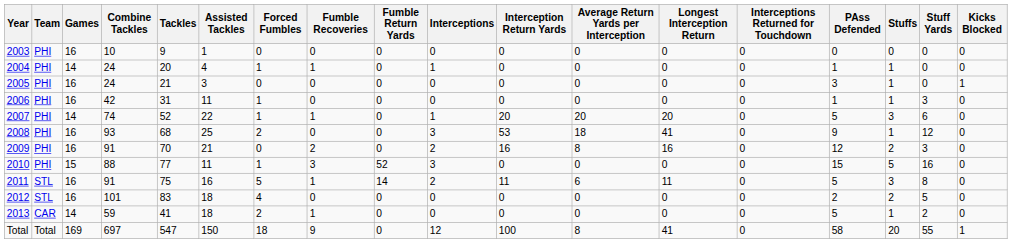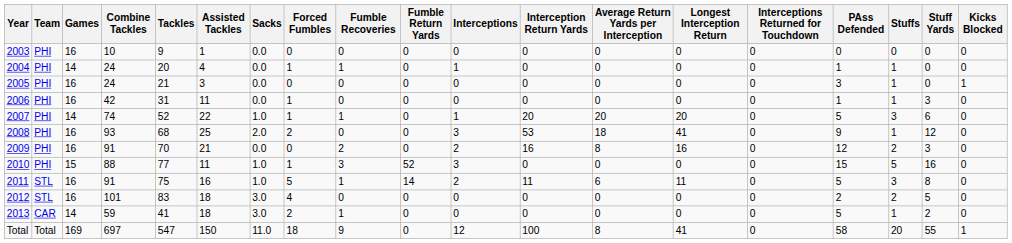+ column: (267, 24)
